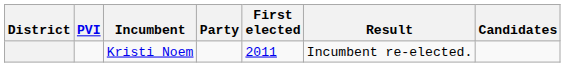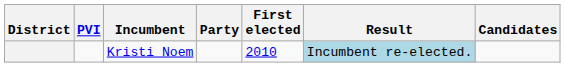(261, 52) 2011 -> (261, 52) 2010
(390, 52) no background -> (390, 52) lightblue background
